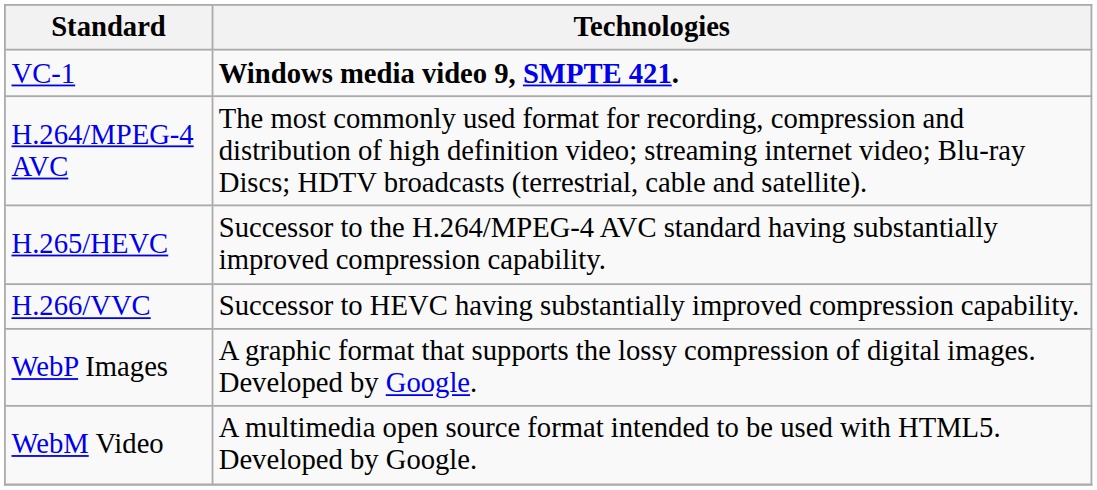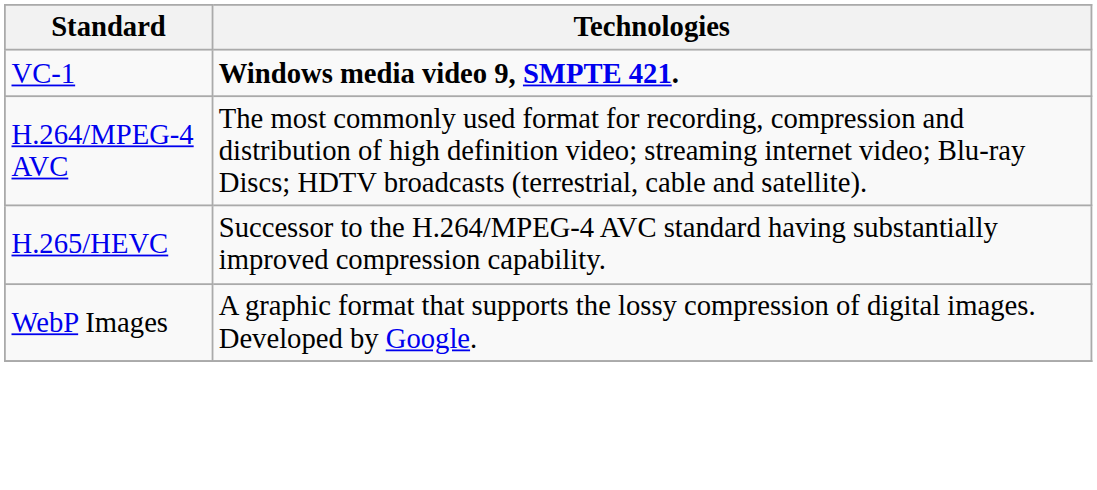- row: (81, 305)
- row: (88, 444)
